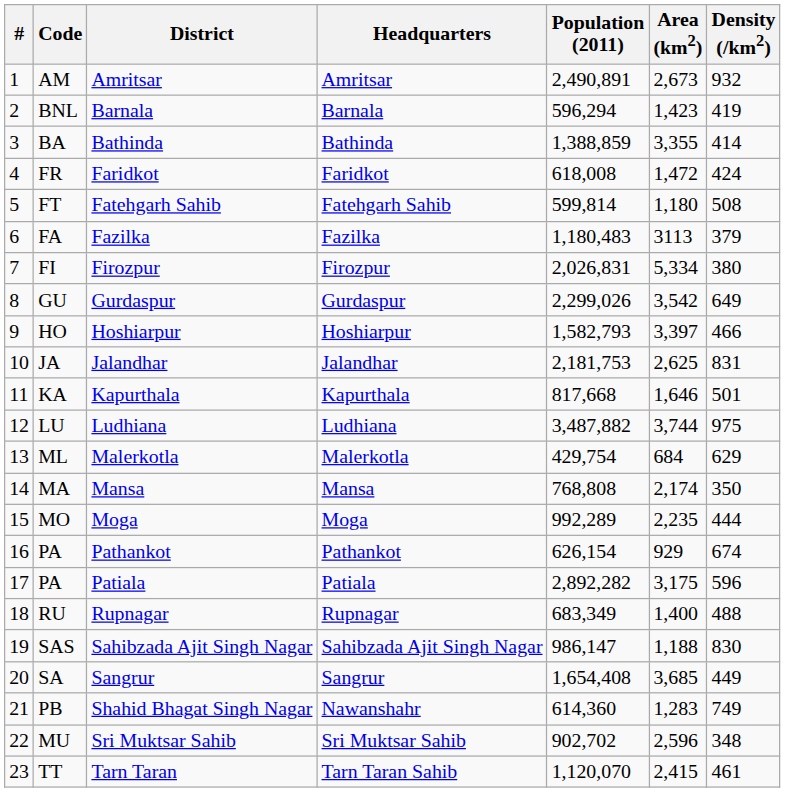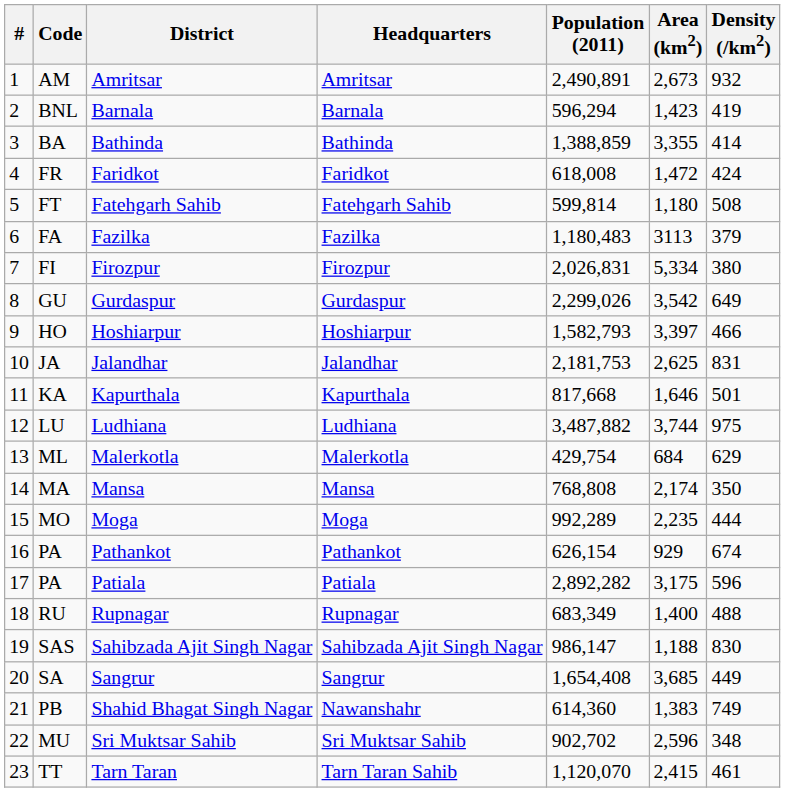(676, 708) 1,283 -> (676, 708) 1,383
